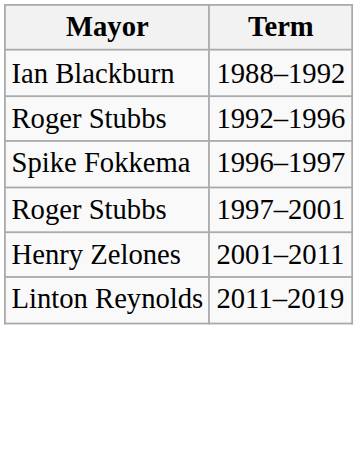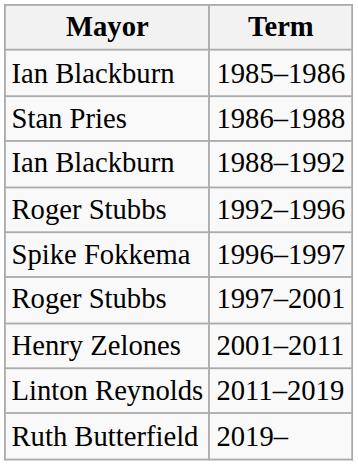+ row: (281, 72)
+ row: (281, 118)
+ row: (252, 436)
